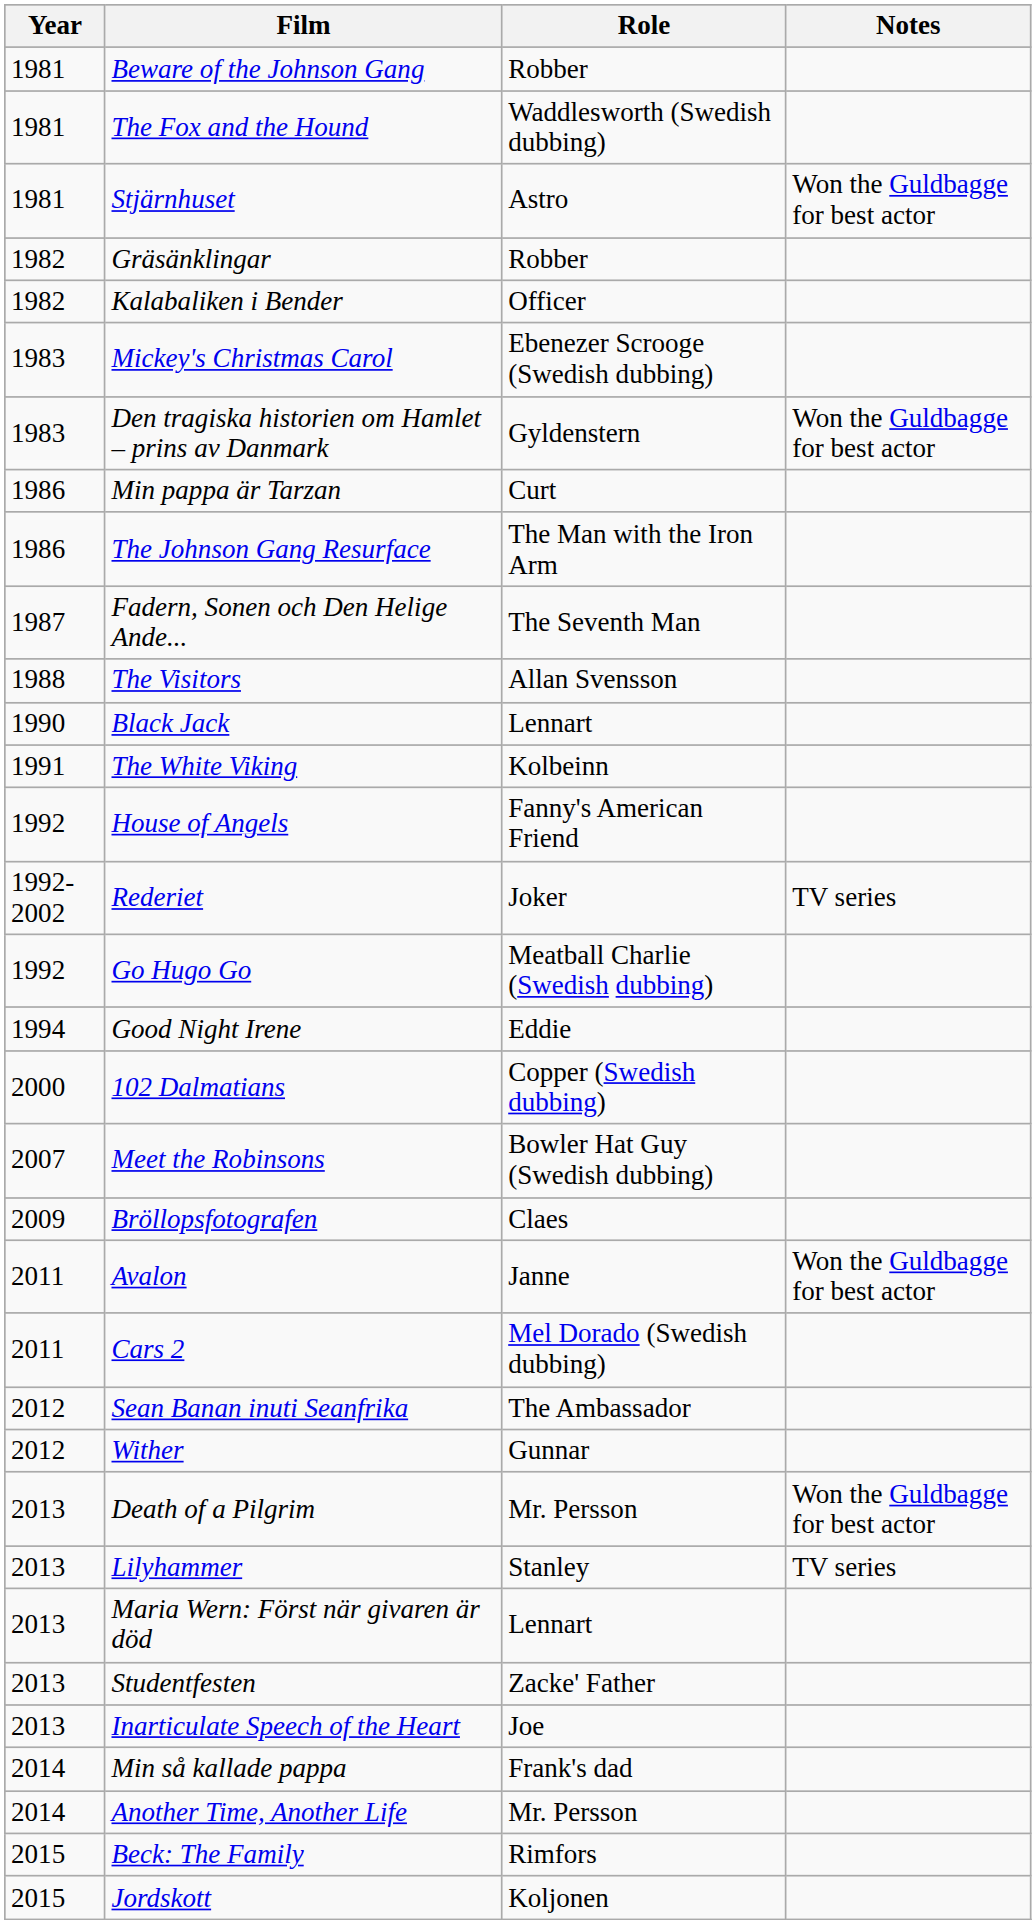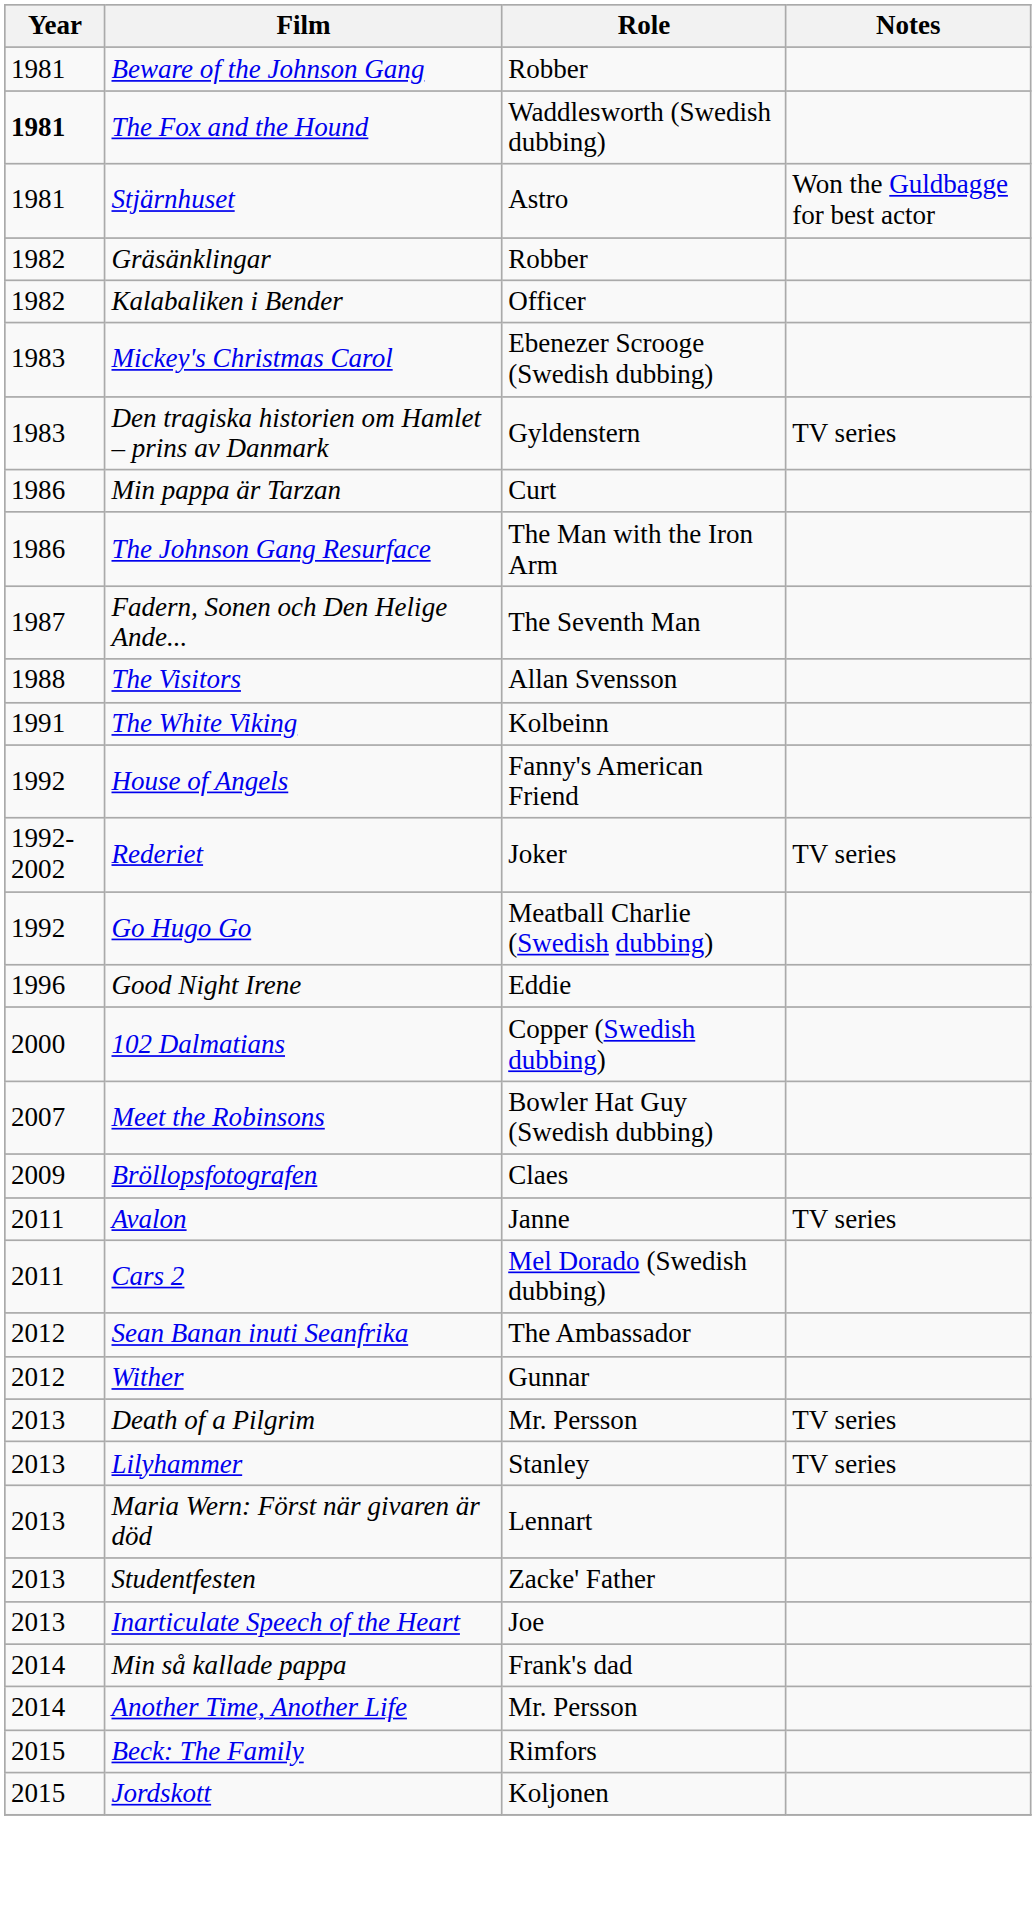(38, 126) normal -> (38, 126) bold
(900, 432) Won the Guldbagge for best actor -> (844, 432) TV series
- row: (170, 723)
(38, 1028) 1994 -> (38, 985) 1996
(900, 1276) Won the Guldbagge for best actor -> (844, 1218) TV series
(900, 1508) Won the Guldbagge for best actor -> (844, 1420) TV series
